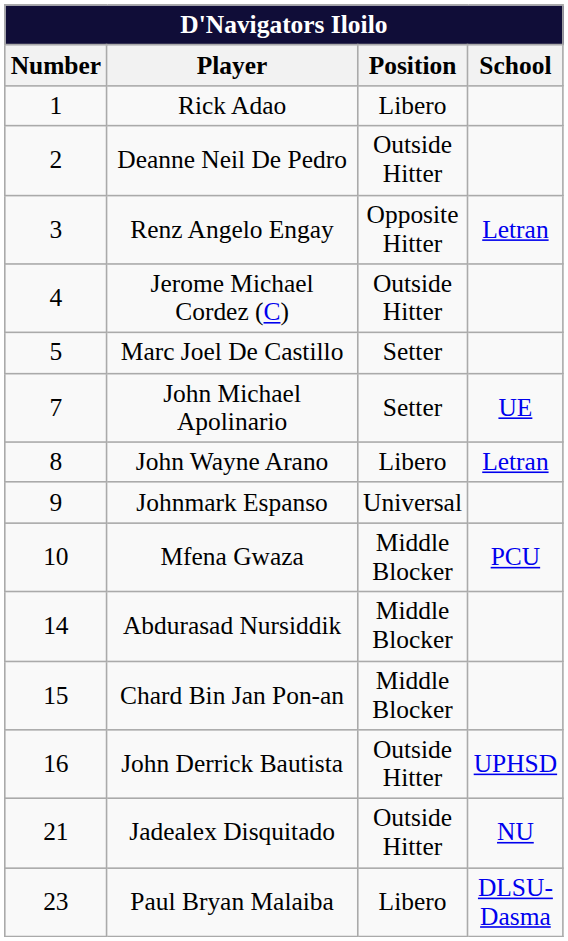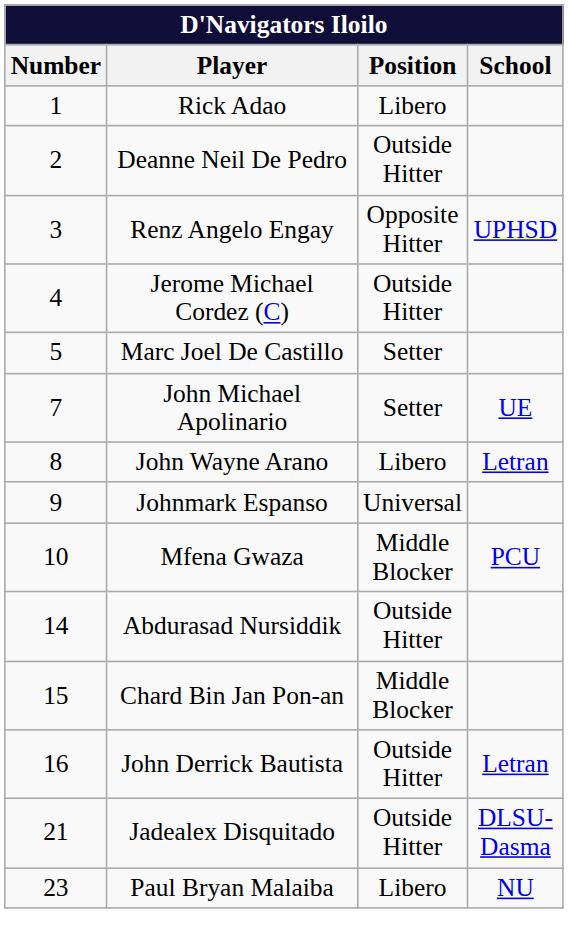(515, 228) Letran -> (515, 228) UPHSD
(413, 625) Middle Blocker -> (413, 625) Outside Hitter
(515, 763) UPHSD -> (515, 763) Letran
(515, 832) NU -> (515, 832) DLSU-Dasma
(515, 901) DLSU-Dasma -> (515, 887) NU
